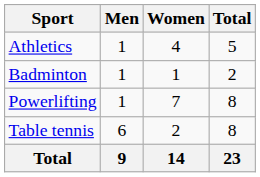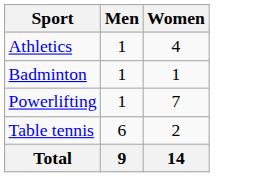- column: (232, 18)
